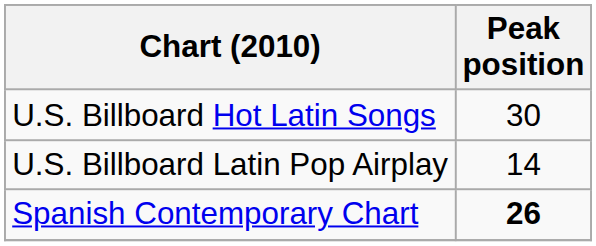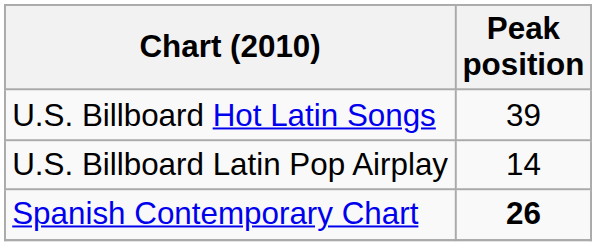(523, 114) 30 -> (523, 114) 39
